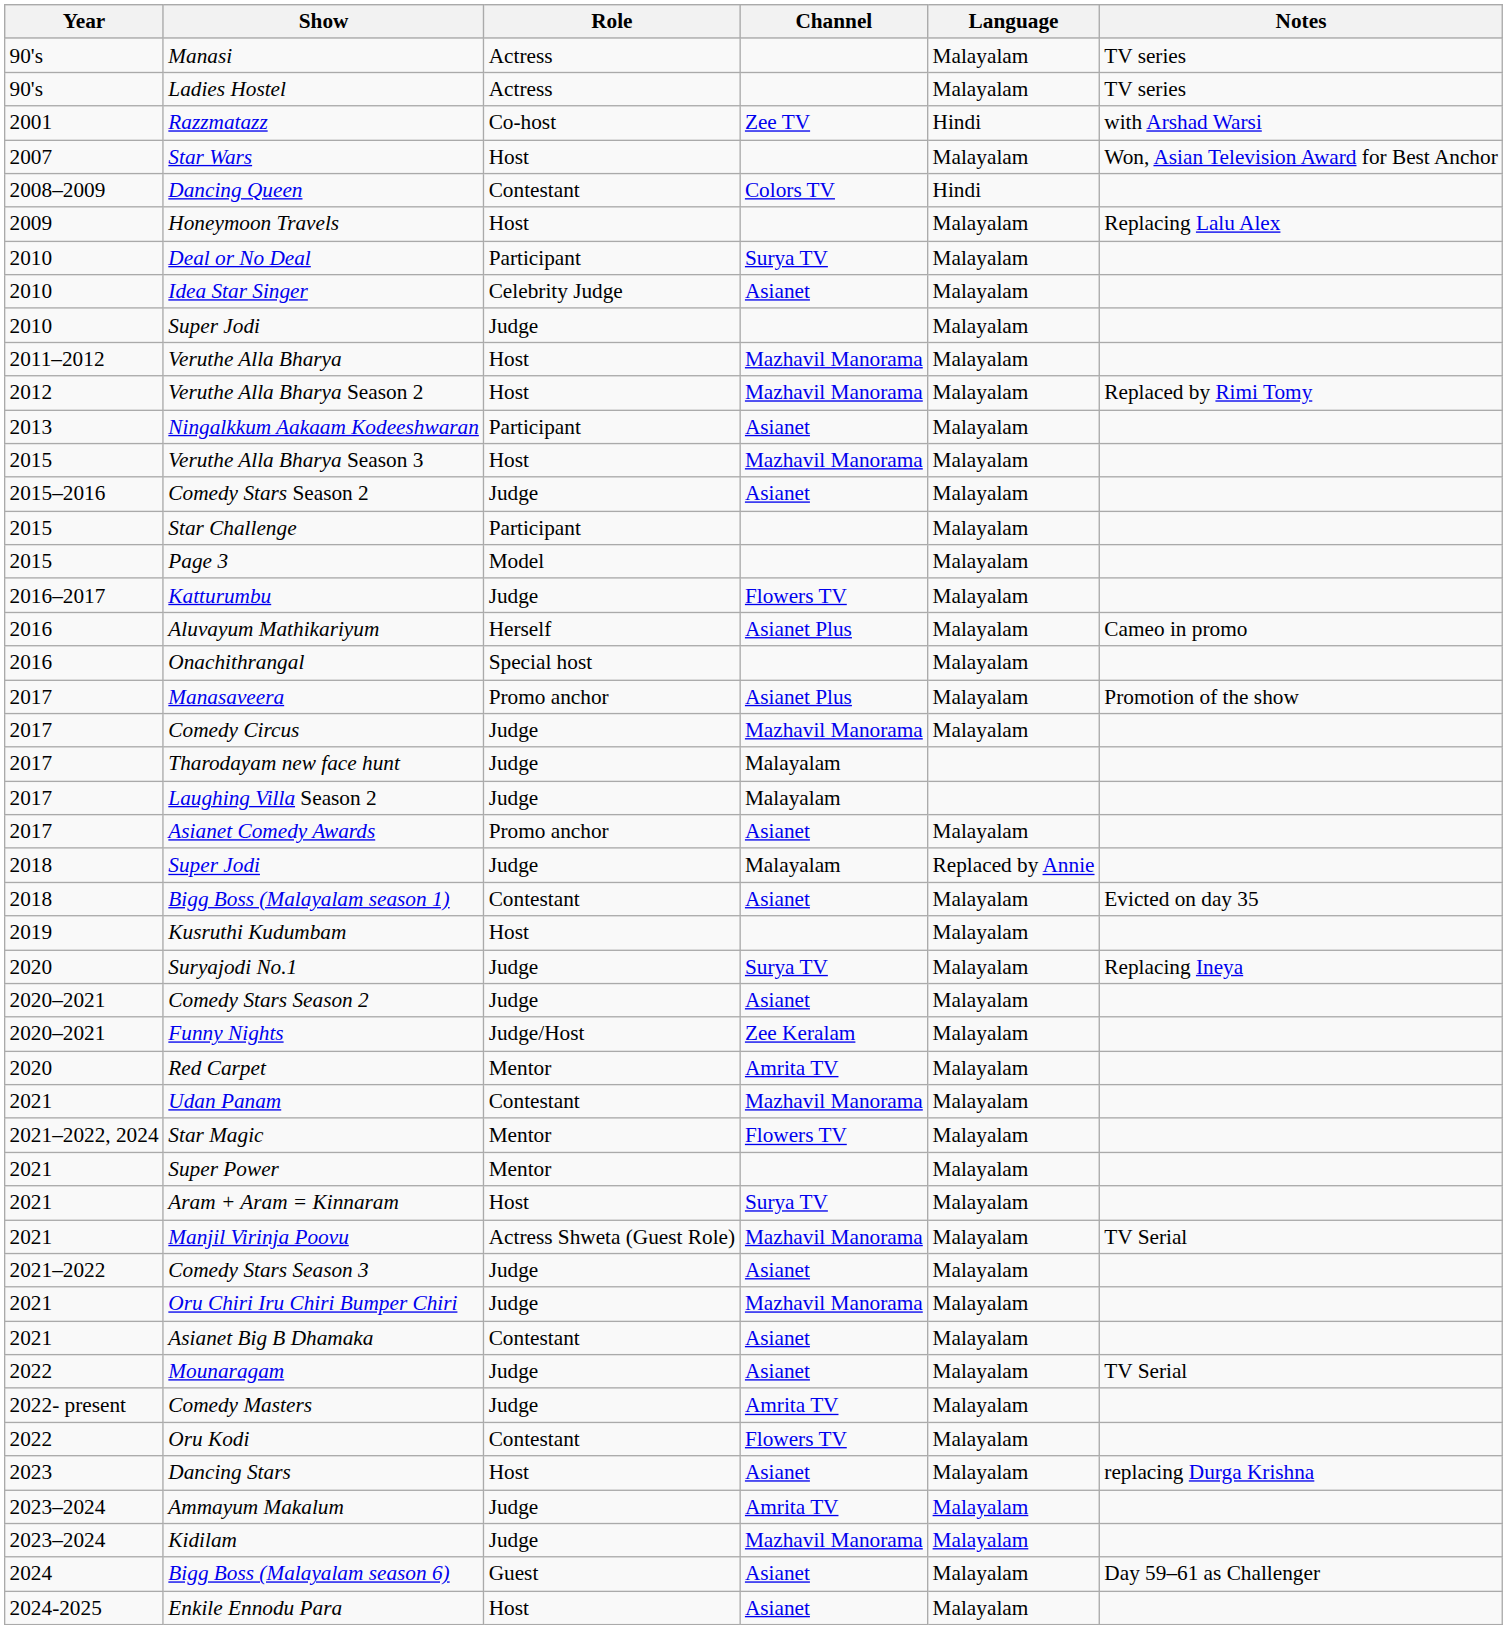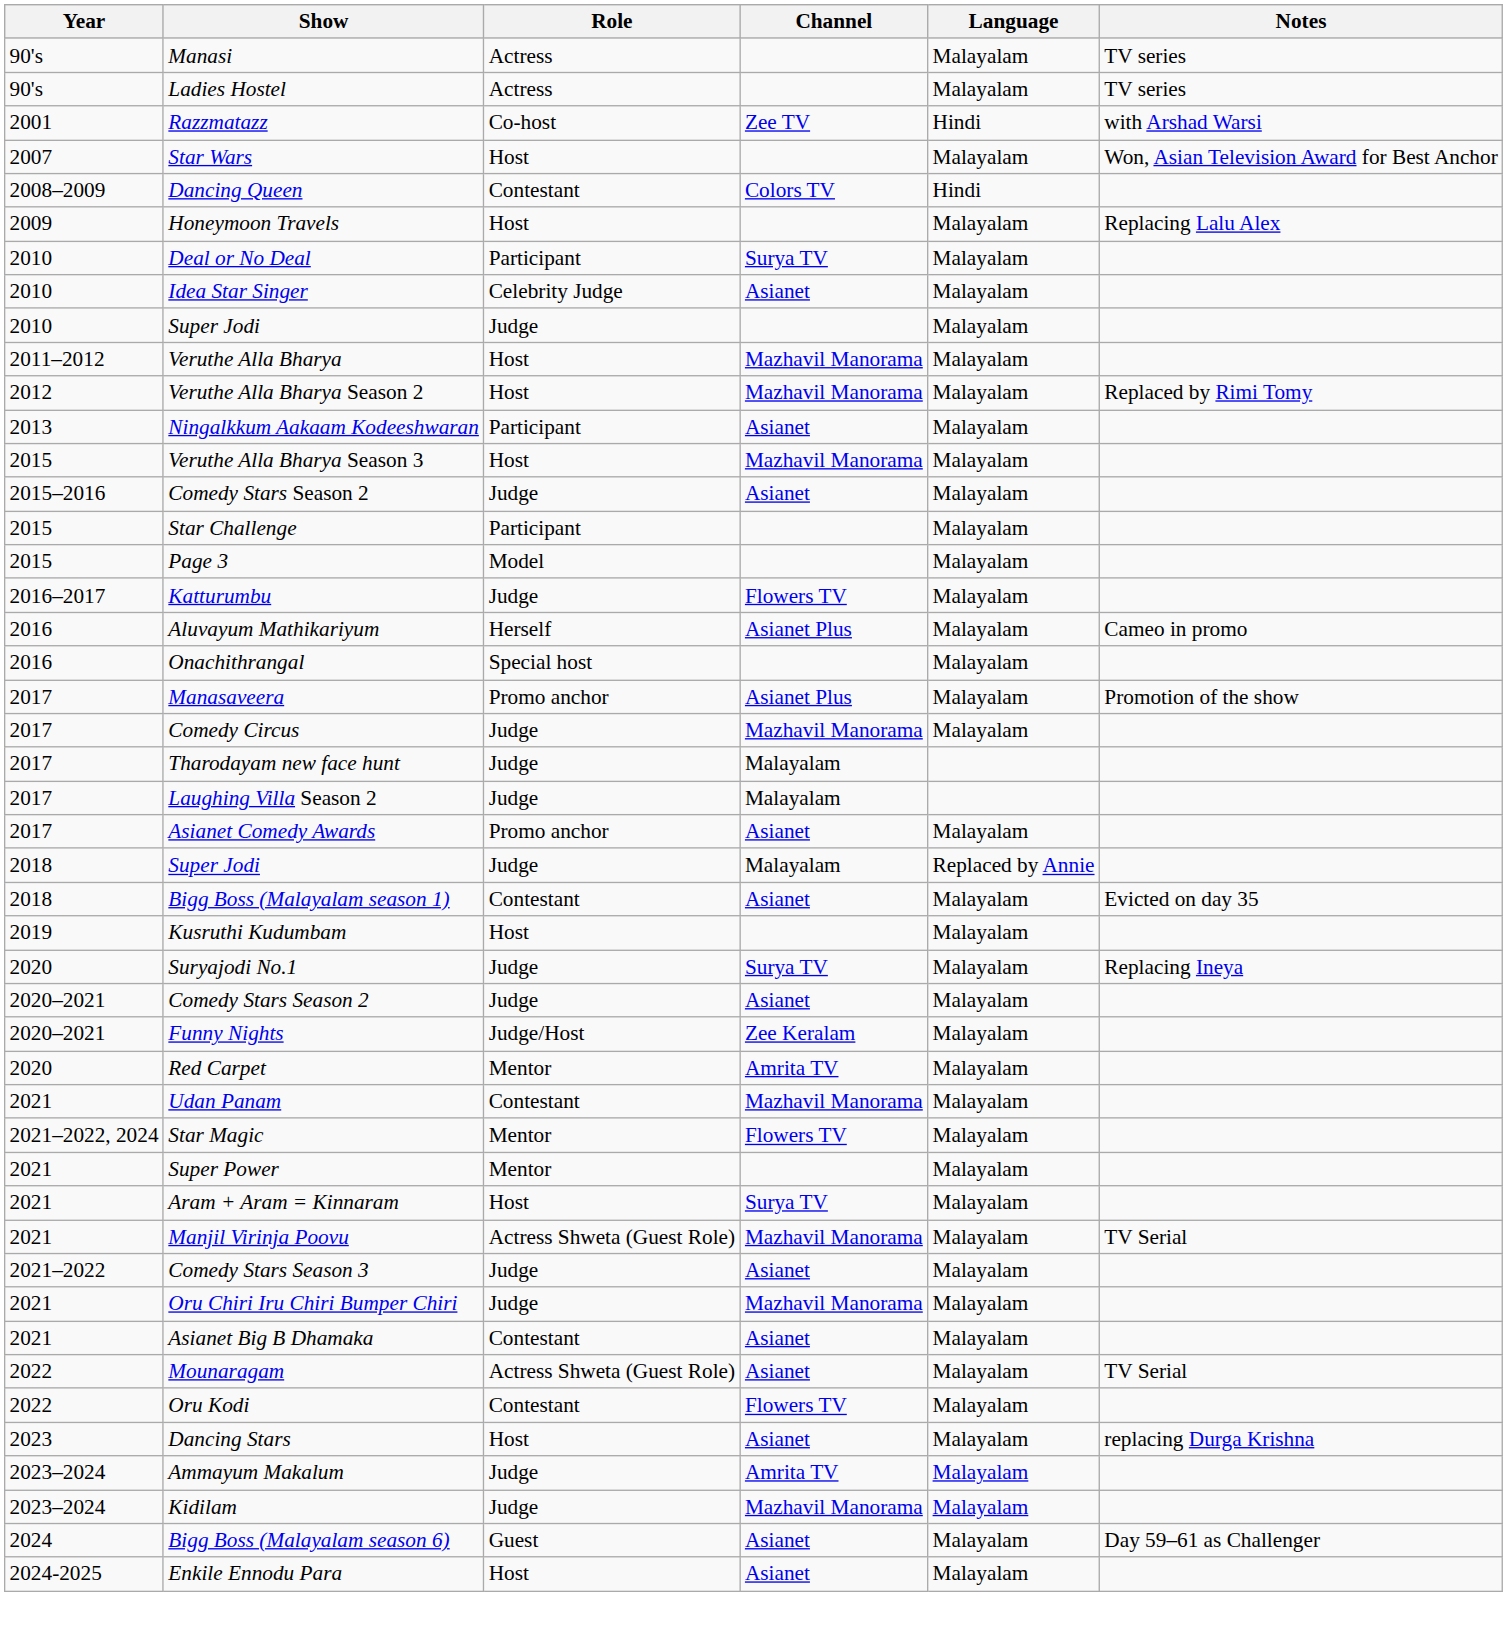(513, 1371) Judge -> (612, 1371) Actress Shweta (Guest Role)
- row: (68, 1405)
